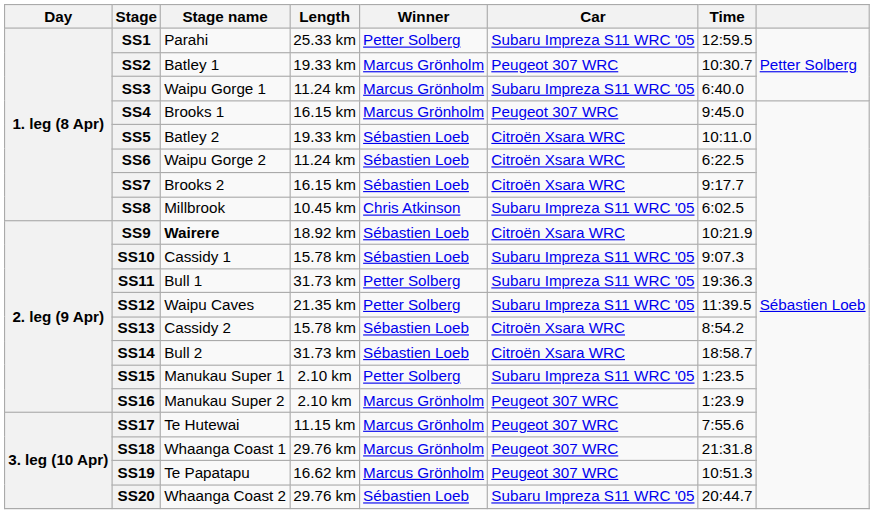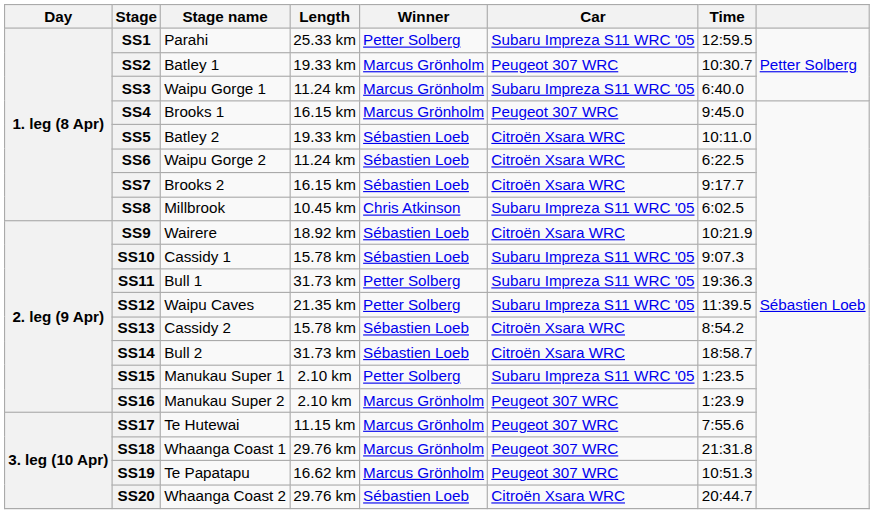(192, 232) bold -> (191, 232) normal
(593, 496) Subaru Impreza S11 WRC '05 -> (558, 496) Citroën Xsara WRC
